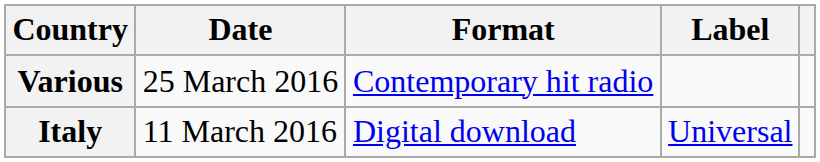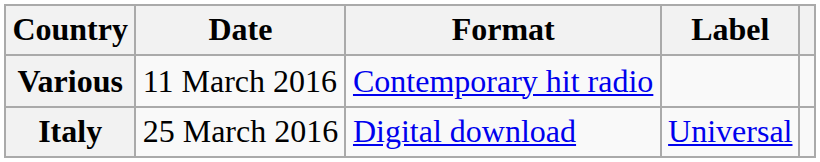(240, 80) 25 March 2016 -> (240, 80) 11 March 2016
(240, 131) 11 March 2016 -> (240, 131) 25 March 2016
